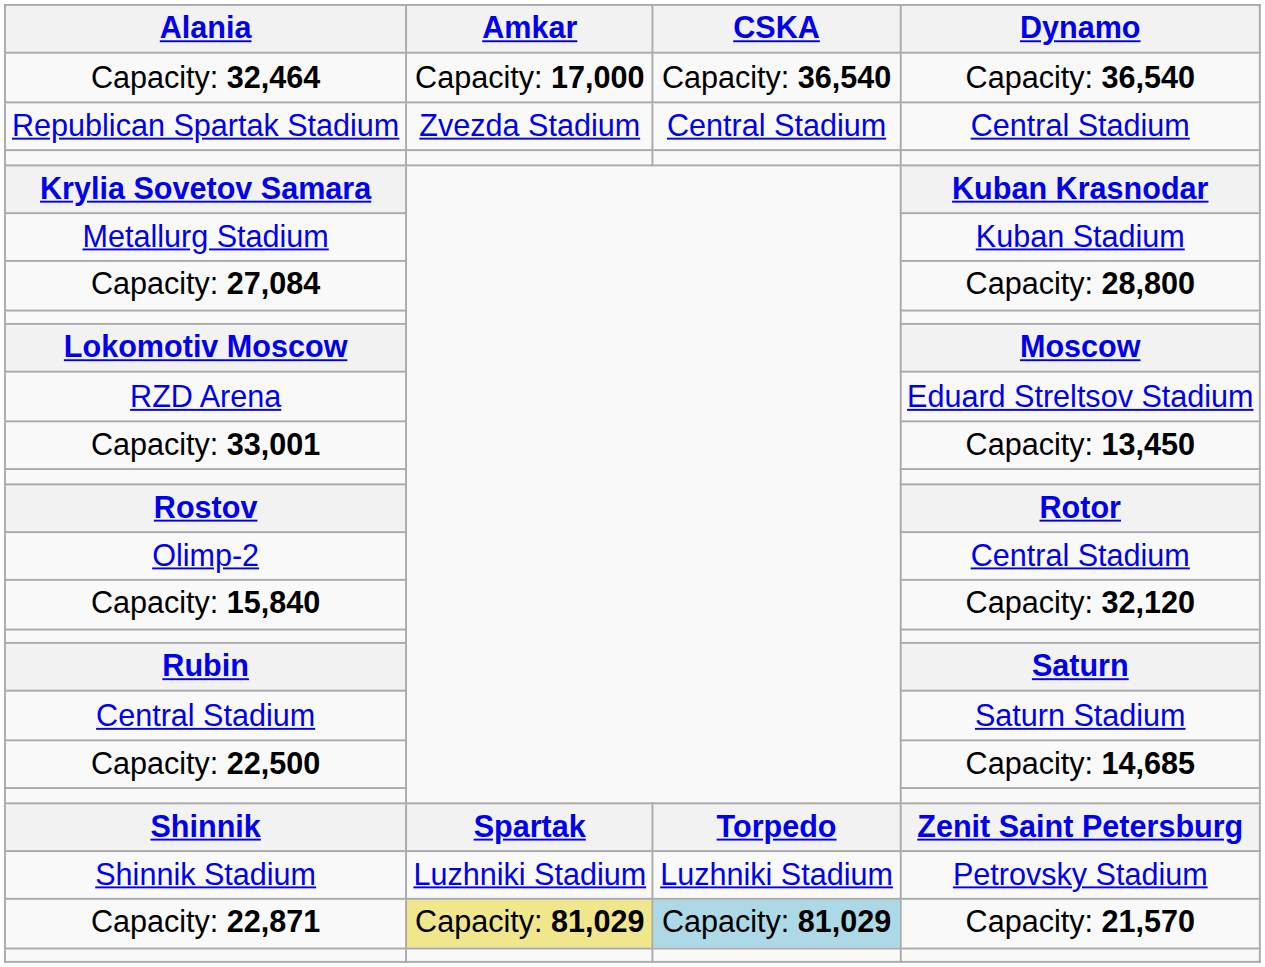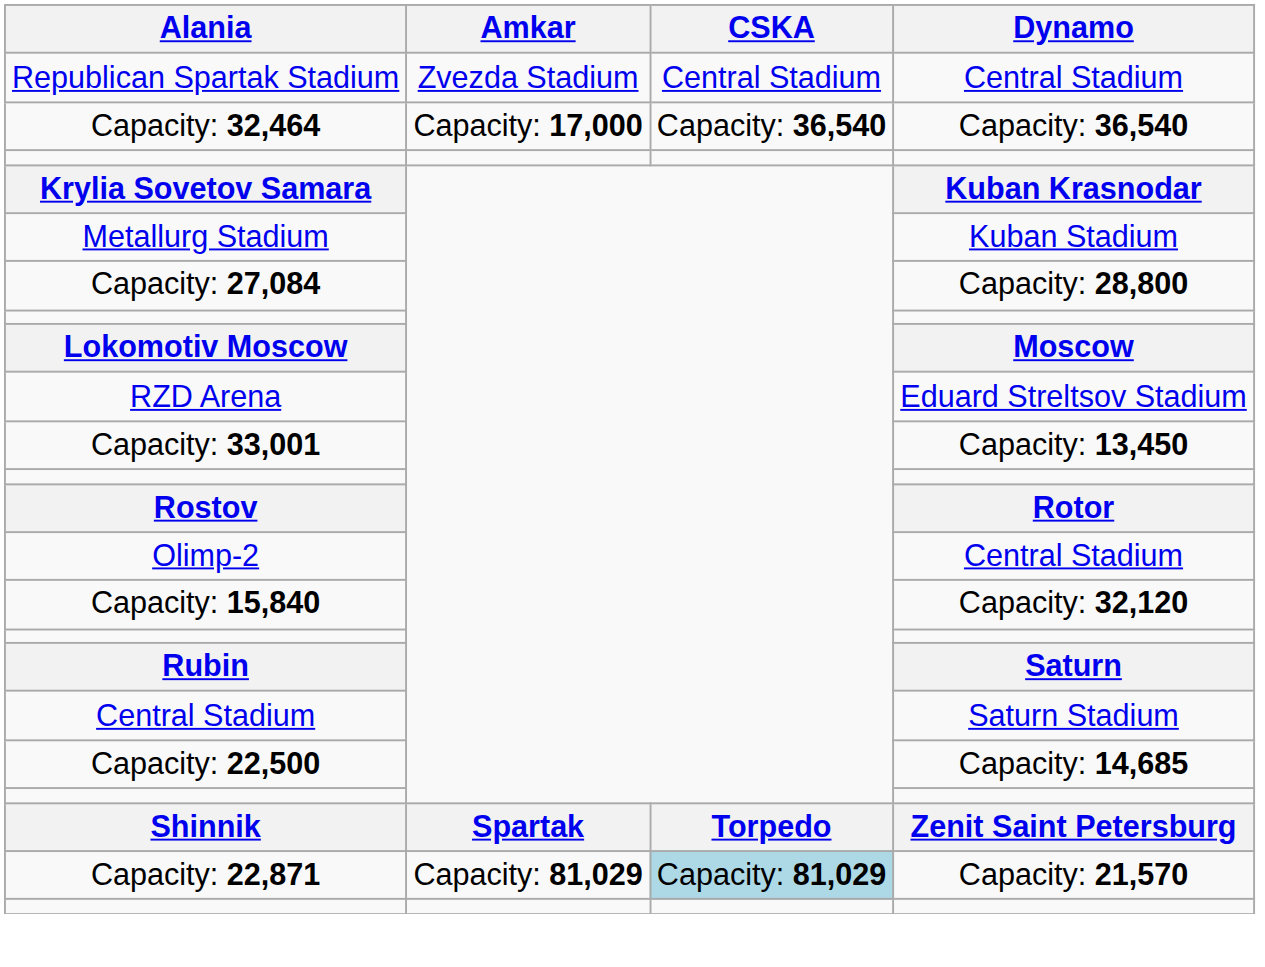rows swapped: (206, 125) <-> (206, 77)
- row: (206, 874)
(530, 923) khaki background -> (528, 874) no background
